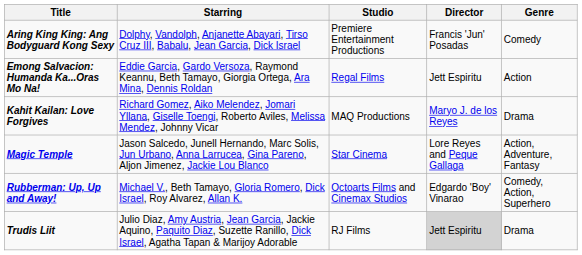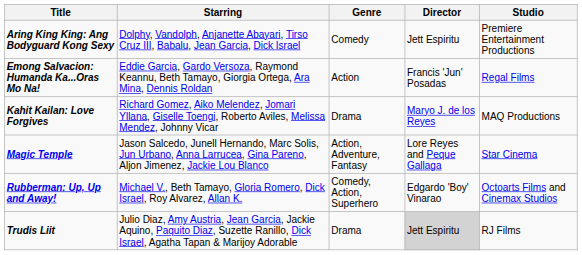columns swapped: (378, 12) <-> (539, 12)
(457, 40) Francis 'Jun' Posadas -> (433, 40) Jett Espiritu
(455, 78) Jett Espiritu -> (435, 78) Francis 'Jun' Posadas
